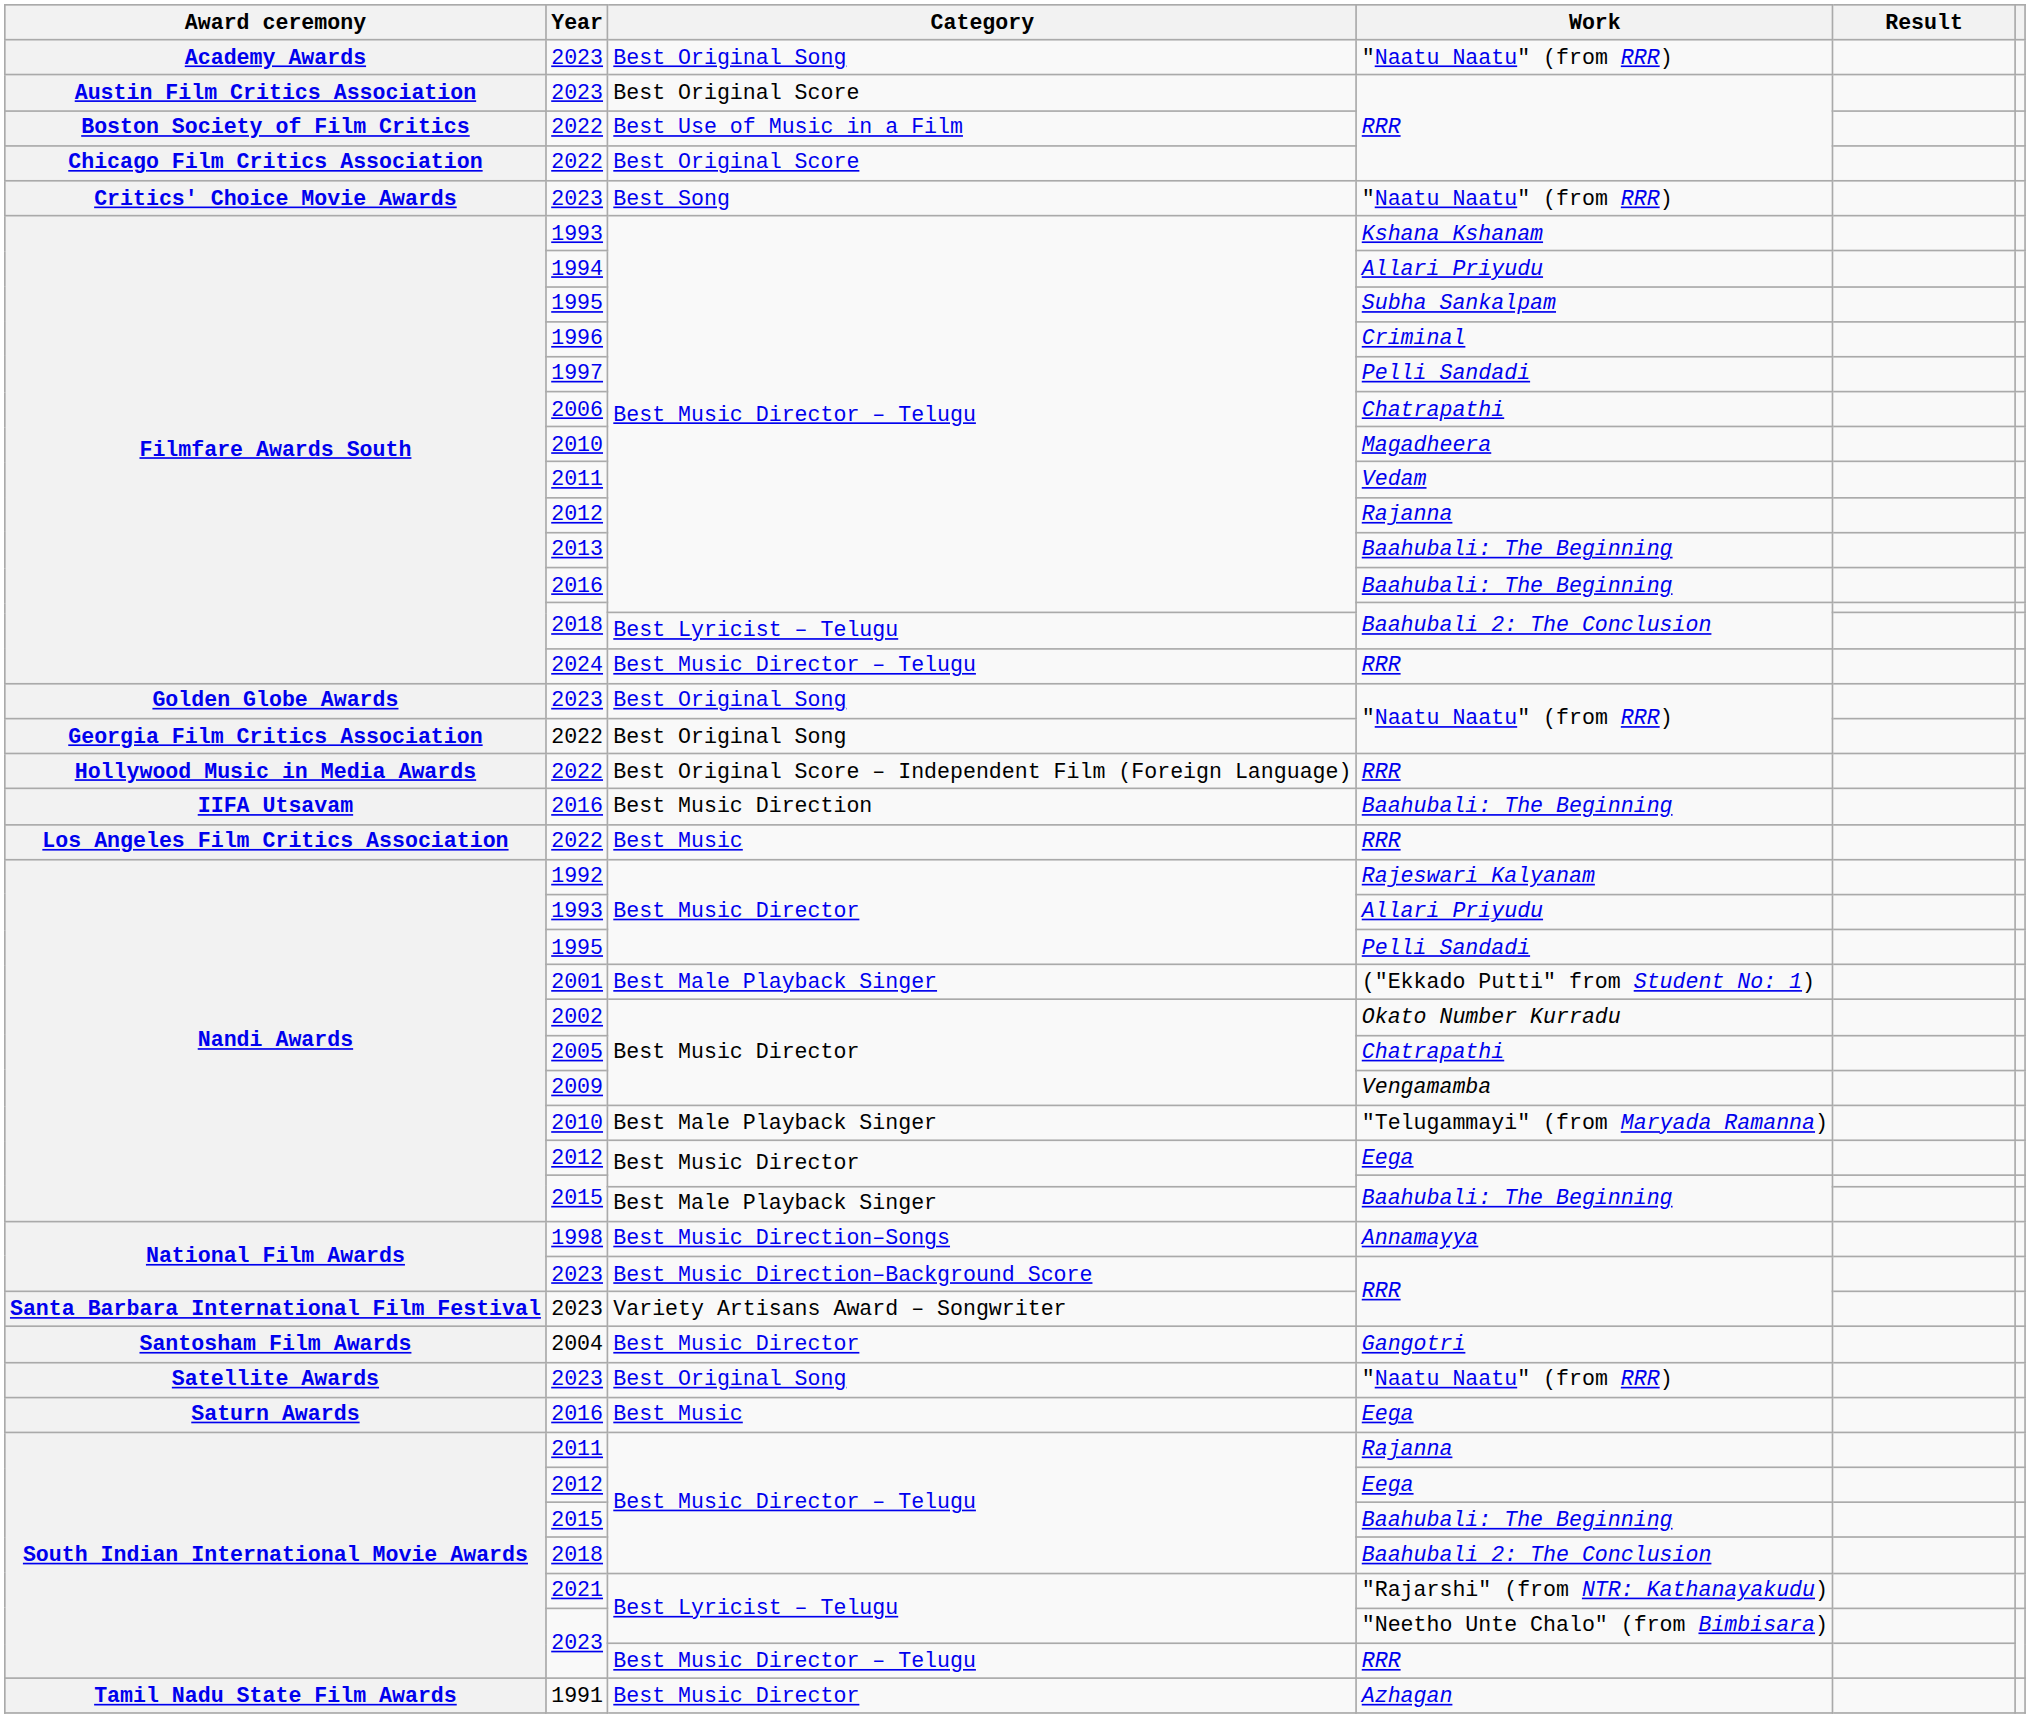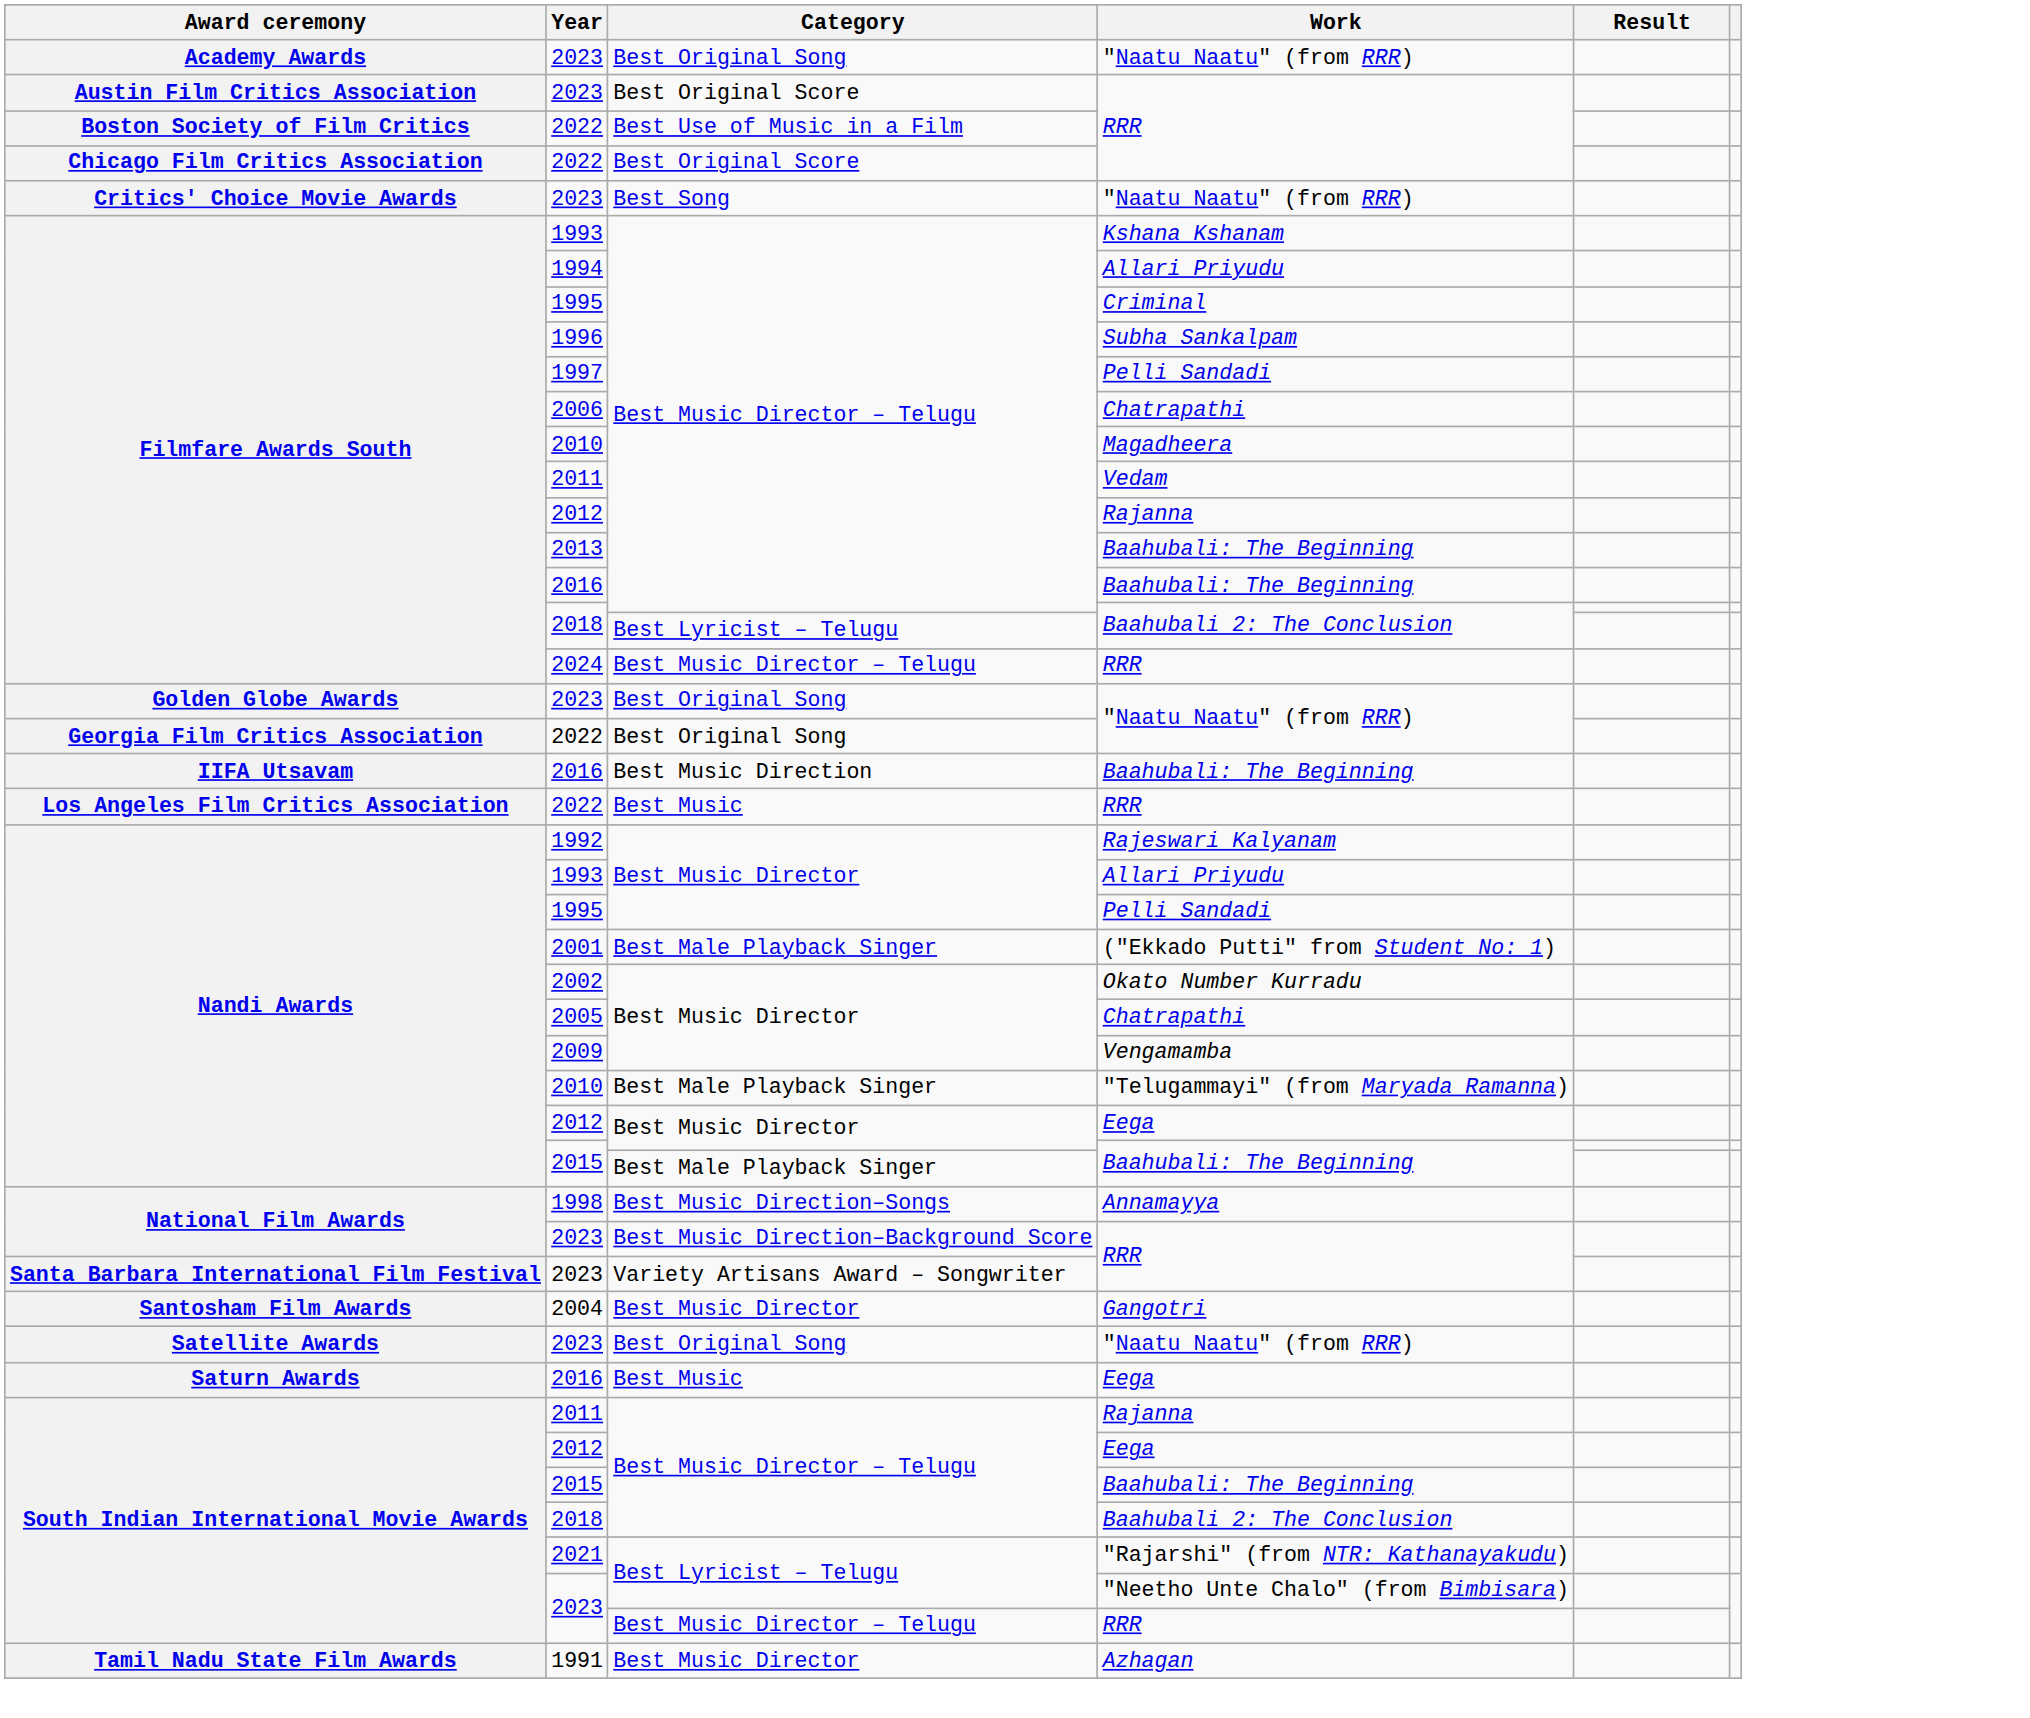(1459, 304) Subha Sankalpam -> (1155, 304) Criminal
(1414, 339) Criminal -> (1200, 339) Subha Sankalpam
- row: (275, 771)
